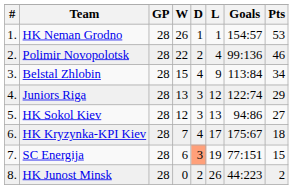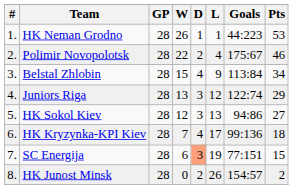(245, 34) 154:57 -> (245, 34) 44:223
(245, 54) 99:136 -> (245, 54) 175:67
(245, 134) 175:67 -> (245, 134) 99:136
(245, 174) 44:223 -> (245, 174) 154:57
